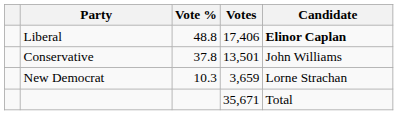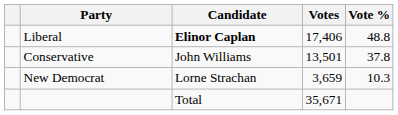columns swapped: (328, 15) <-> (196, 15)
